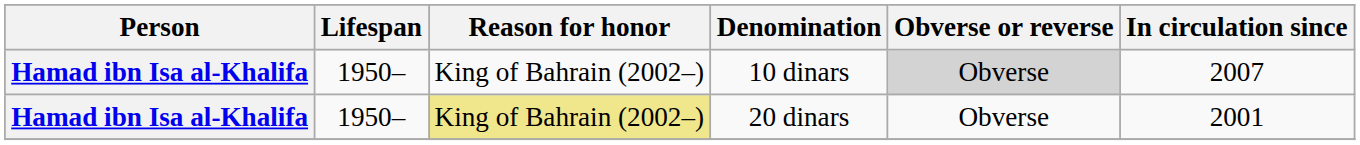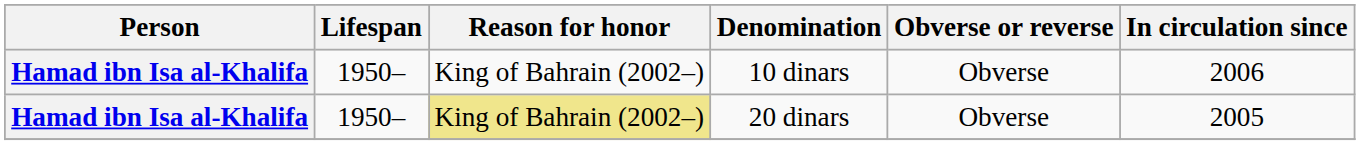(1004, 71) lightgrey background -> (1004, 71) no background
(1237, 71) 2007 -> (1237, 71) 2006
(1237, 116) 2001 -> (1237, 116) 2005
